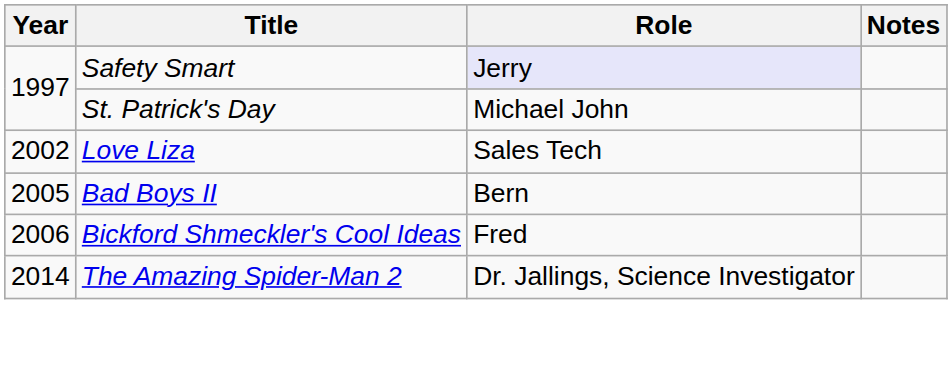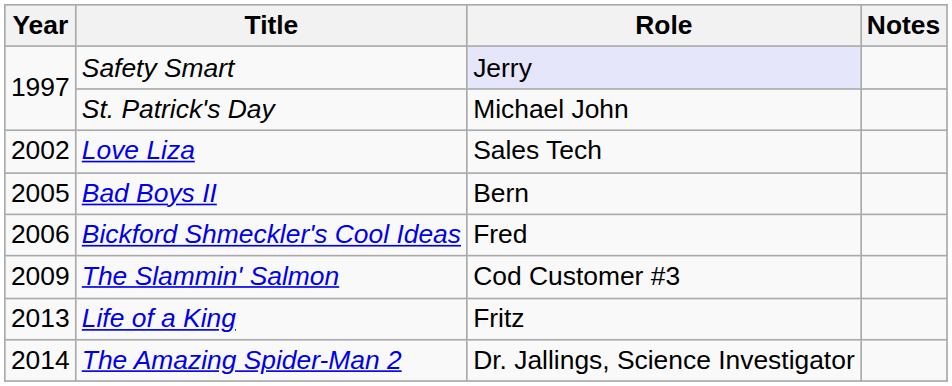+ row: (211, 276)
+ row: (159, 318)
